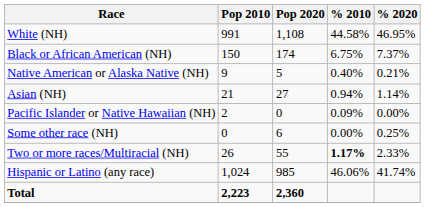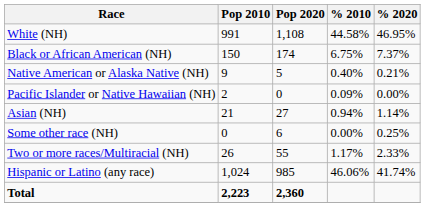rows swapped: (37, 93) <-> (111, 113)
(348, 152) bold -> (347, 152) normal
